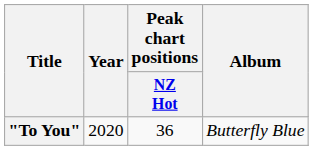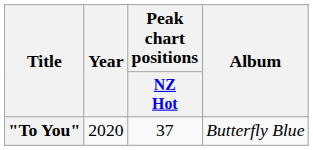(165, 130) 36 -> (165, 130) 37
